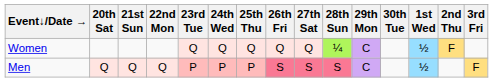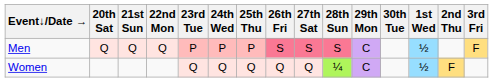rows swapped: (19, 67) <-> (28, 48)
